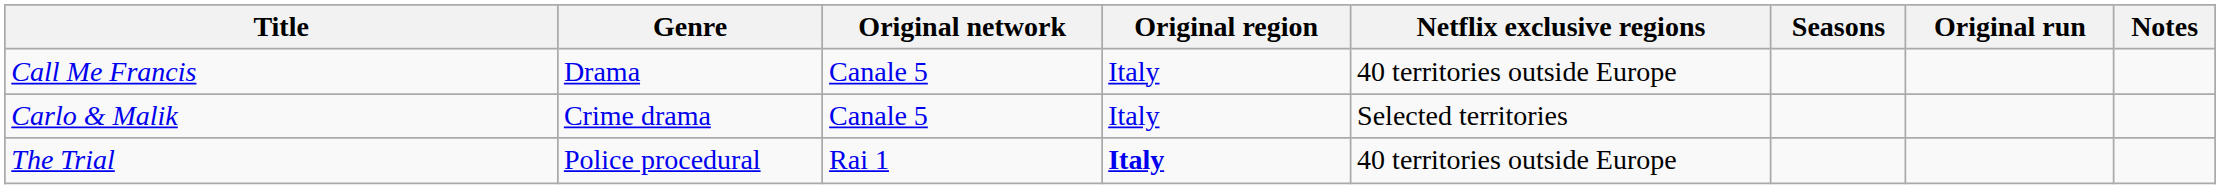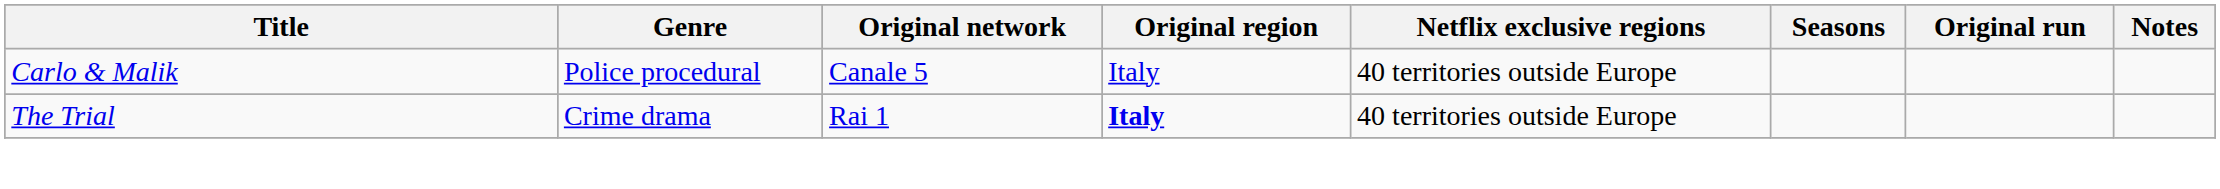- row: (104, 71)
(637, 115) Crime drama -> (662, 71) Police procedural
(1462, 115) Selected territories -> (1517, 71) 40 territories outside Europe
(662, 159) Police procedural -> (637, 115) Crime drama
